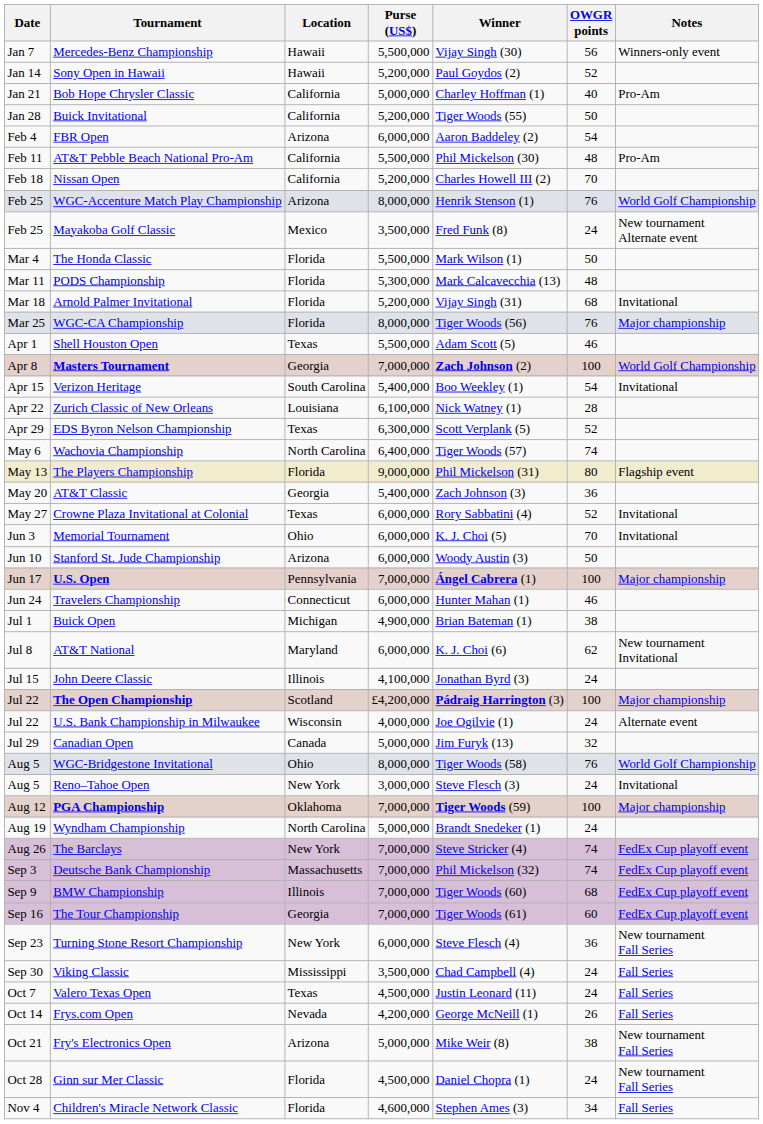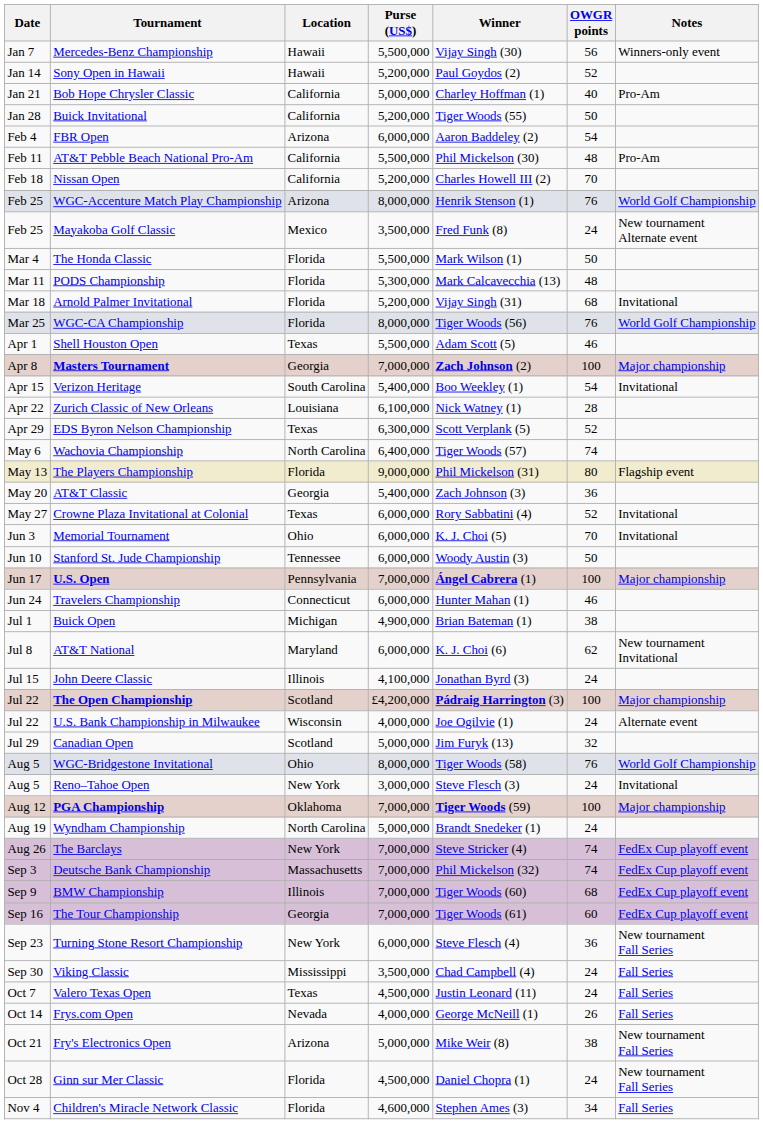(672, 322) Major championship -> (687, 322) World Golf Championship
(687, 365) World Golf Championship -> (672, 365) Major championship
(308, 557) Arizona -> (314, 557) Tennessee
(307, 742) Canada -> (310, 742) Scotland
(404, 1013) 4,200,000 -> (404, 1013) 4,000,000
